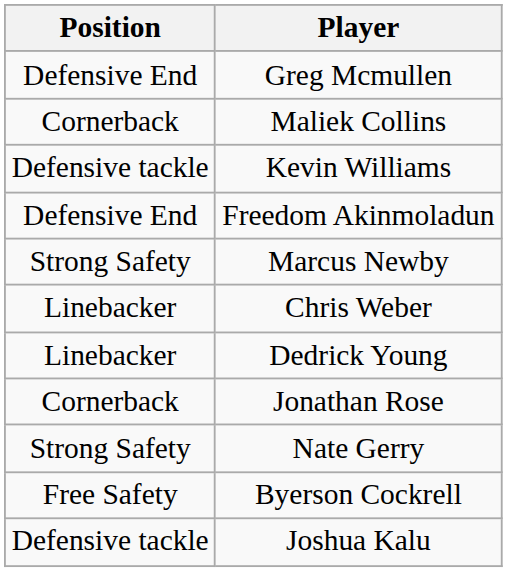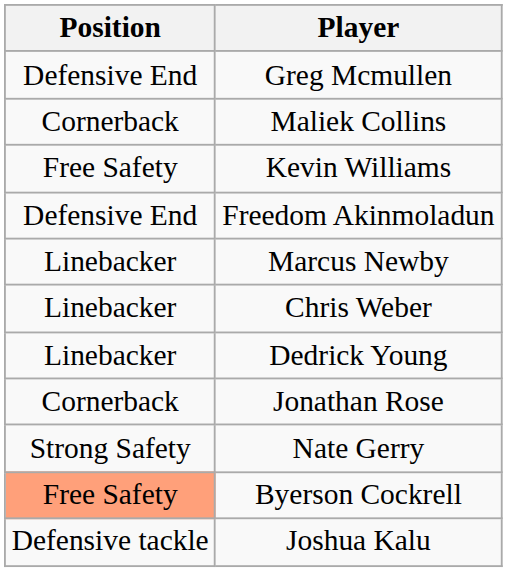(110, 167) Defensive tackle -> (110, 167) Free Safety
(110, 261) Strong Safety -> (110, 261) Linebacker
(110, 494) no background -> (110, 494) lightsalmon background
